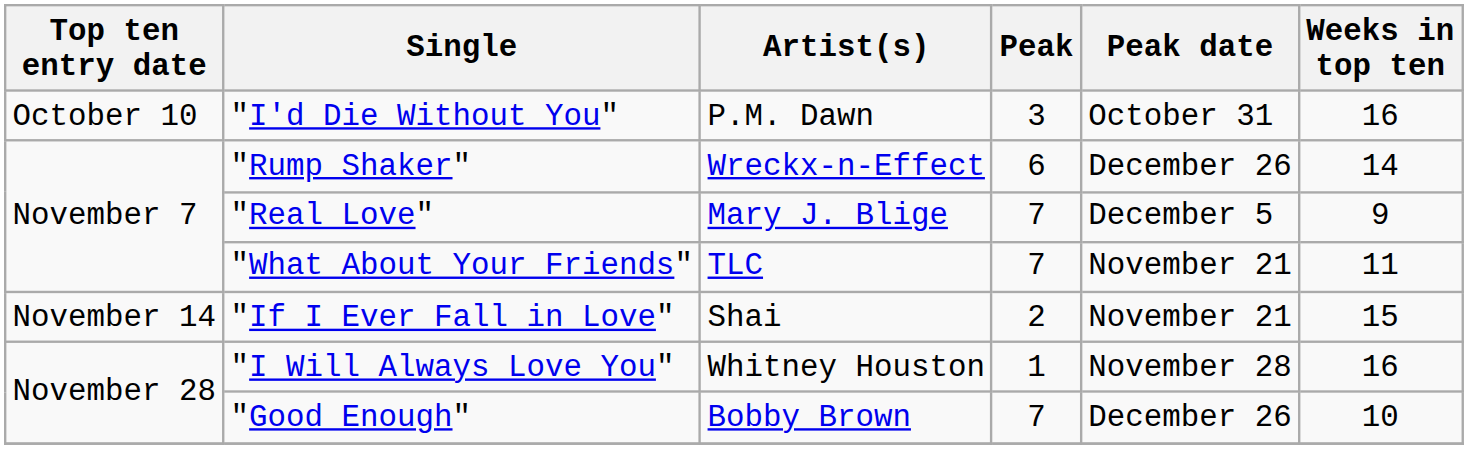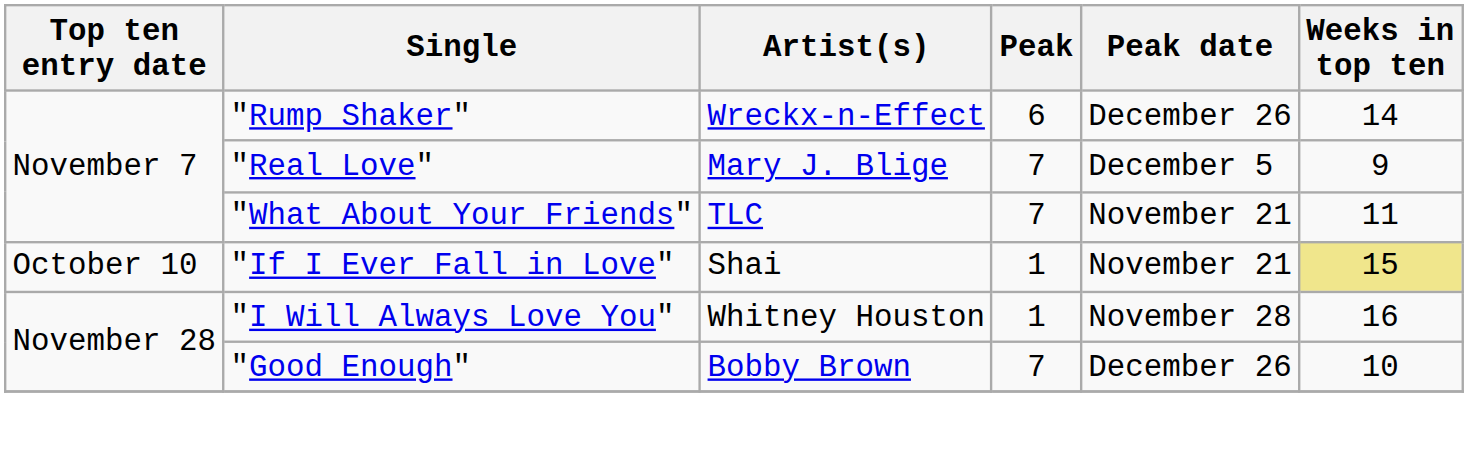- row: (425, 116)
(114, 317) November 14 -> (105, 267) October 10
(1037, 317) 2 -> (1037, 267) 1
(1380, 317) no background -> (1380, 267) khaki background
